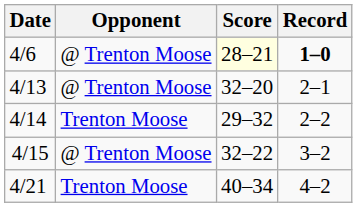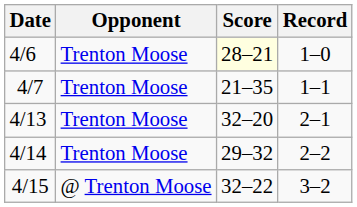(136, 53) @ Trenton Moose -> (124, 53) Trenton Moose
(315, 53) bold -> (315, 53) normal
+ row: (30, 86)
(136, 86) @ Trenton Moose -> (124, 119) Trenton Moose
- row: (28, 185)
